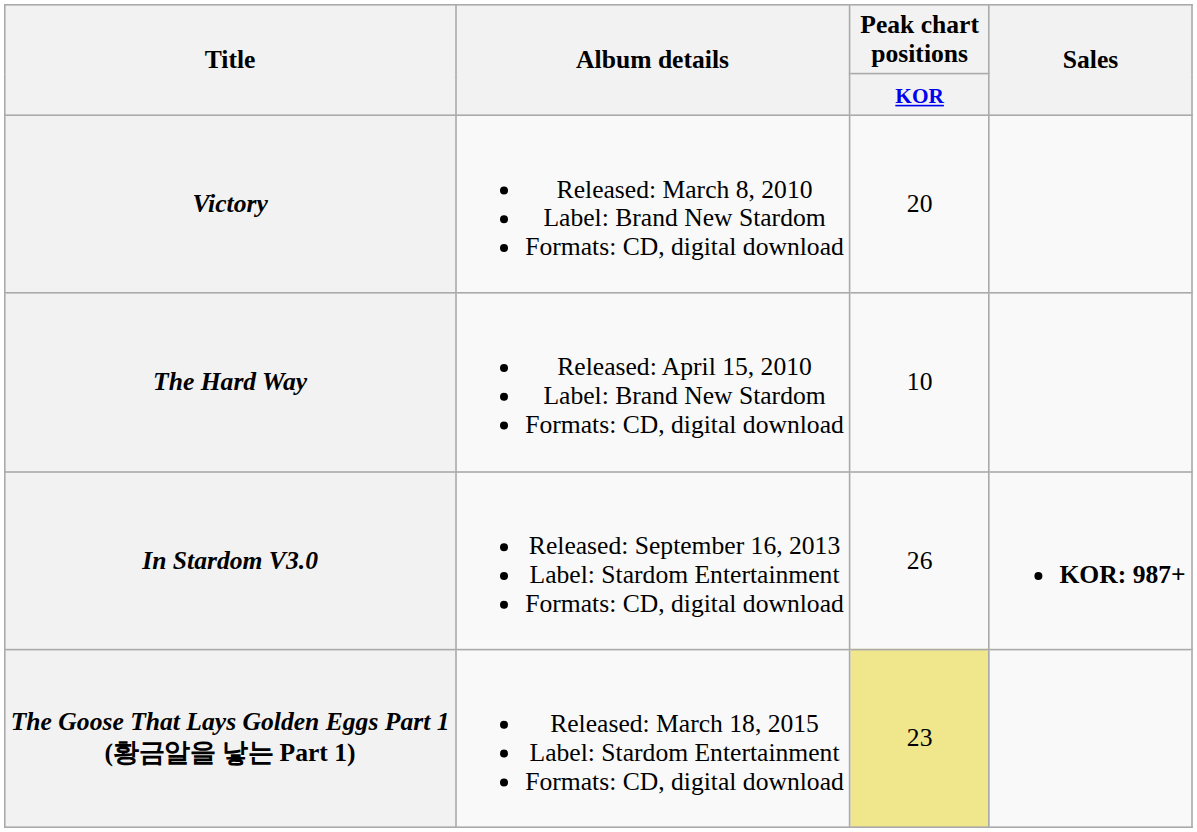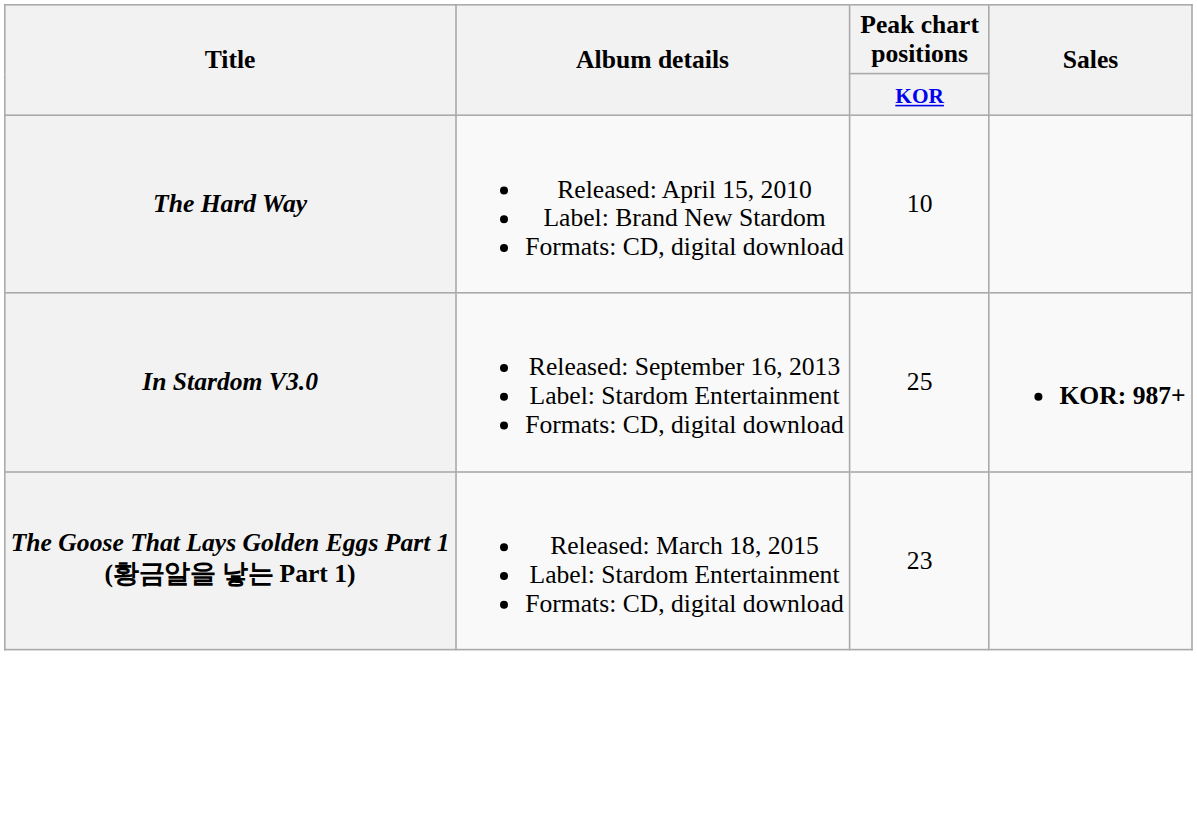- row: (230, 203)
(920, 560) 26 -> (920, 381) 25
(920, 738) khaki background -> (920, 560) no background
